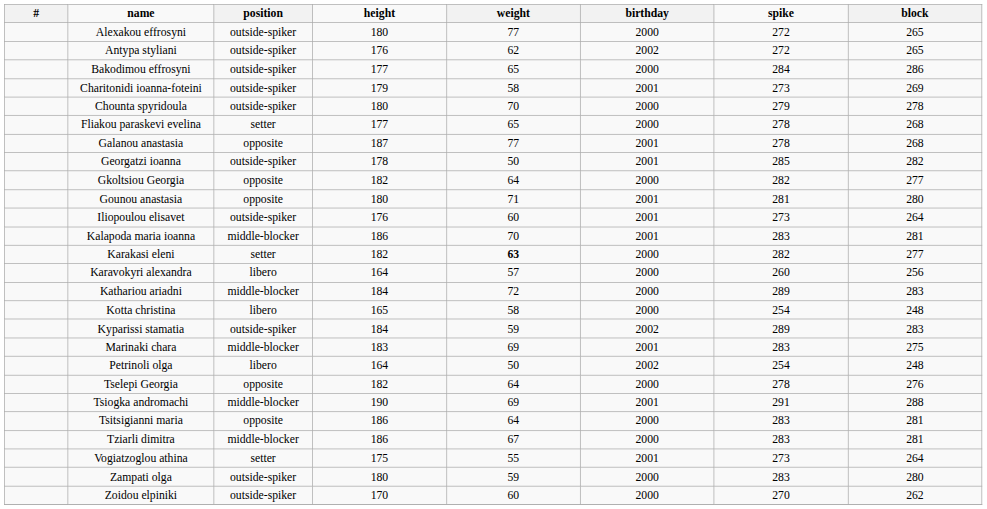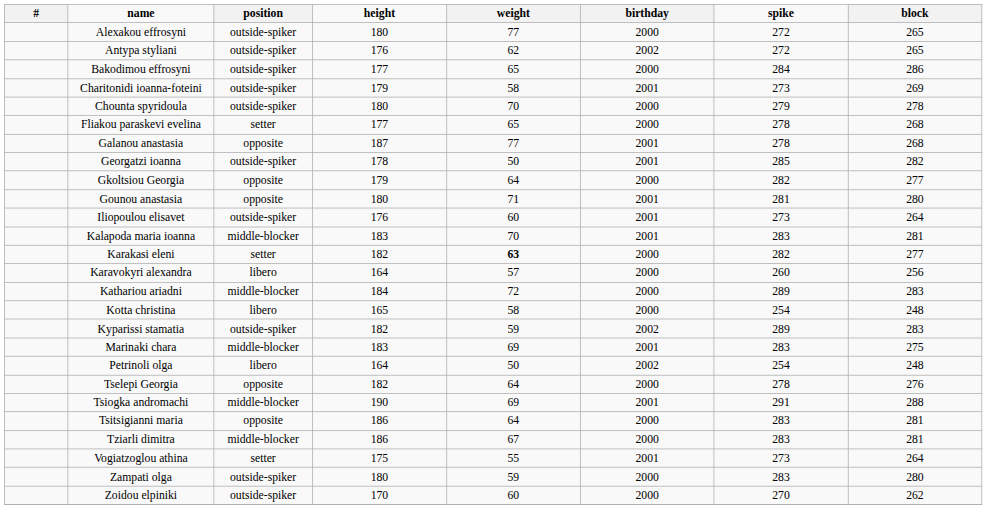(379, 180) 182 -> (379, 180) 179
(379, 236) 186 -> (379, 236) 183
(379, 328) 184 -> (379, 328) 182
